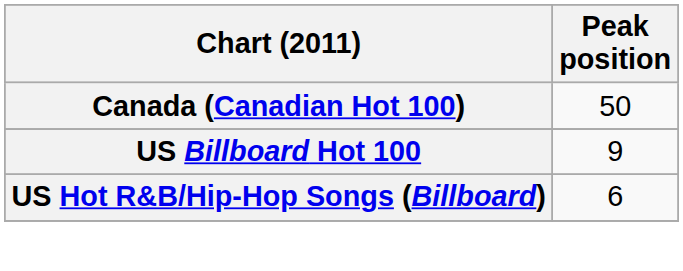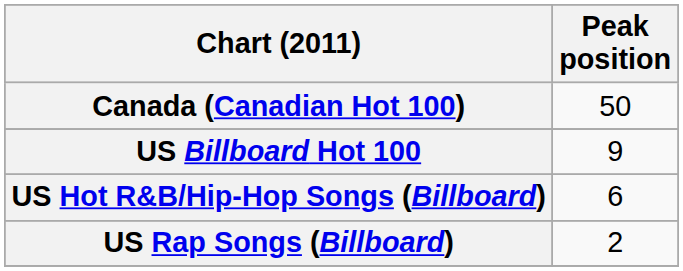+ row: (279, 242)
